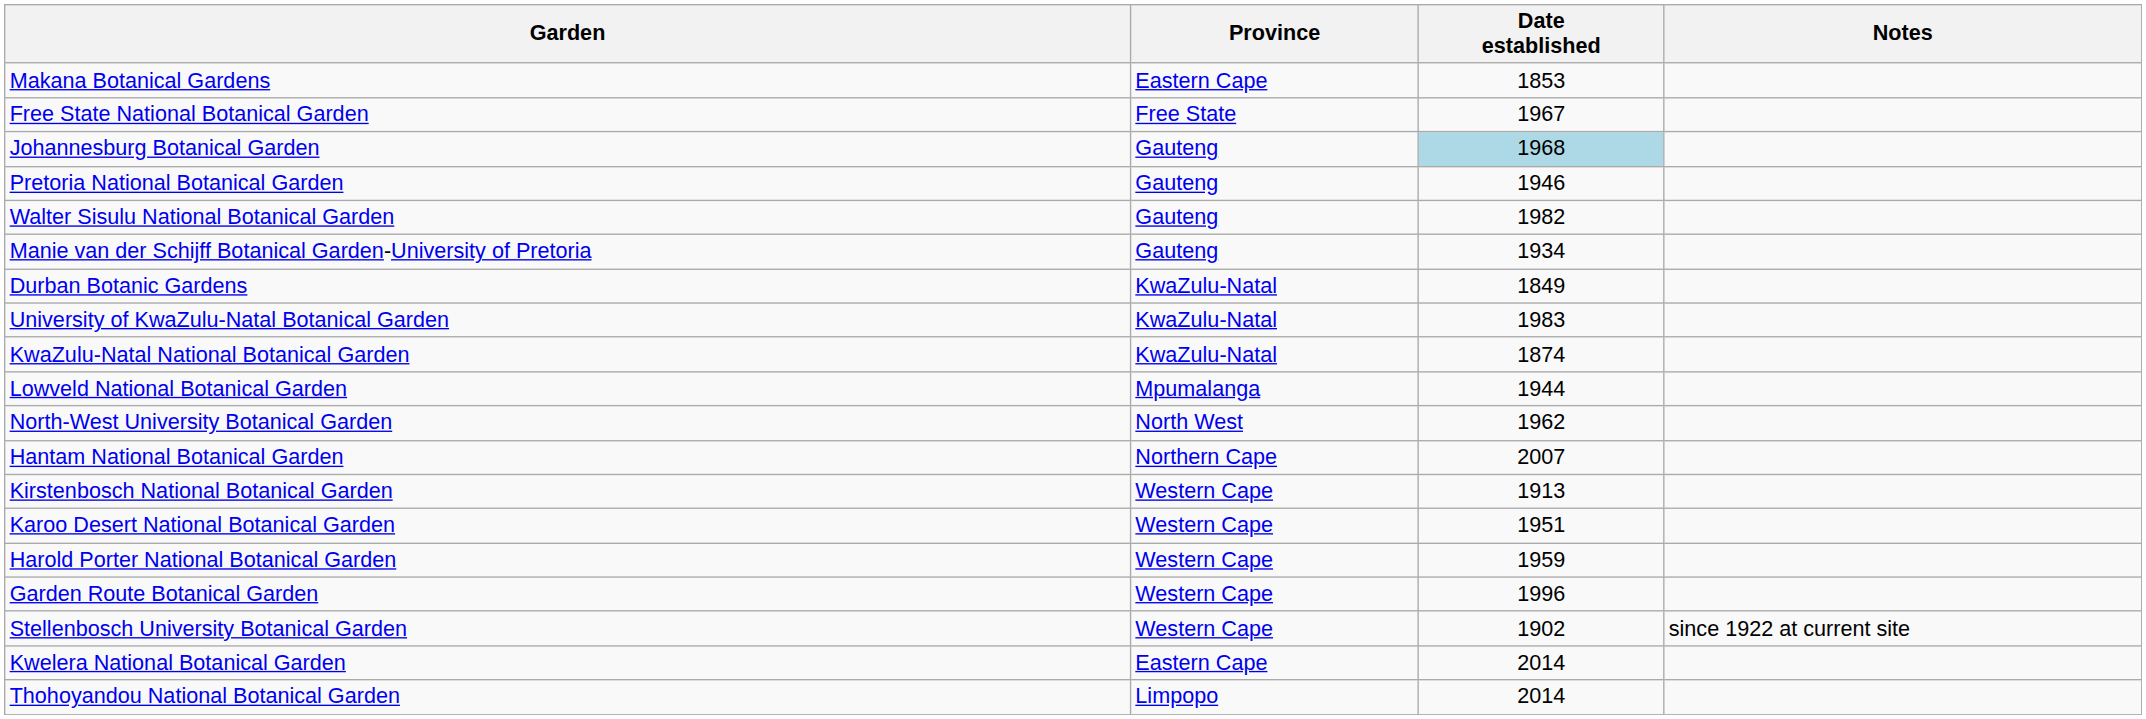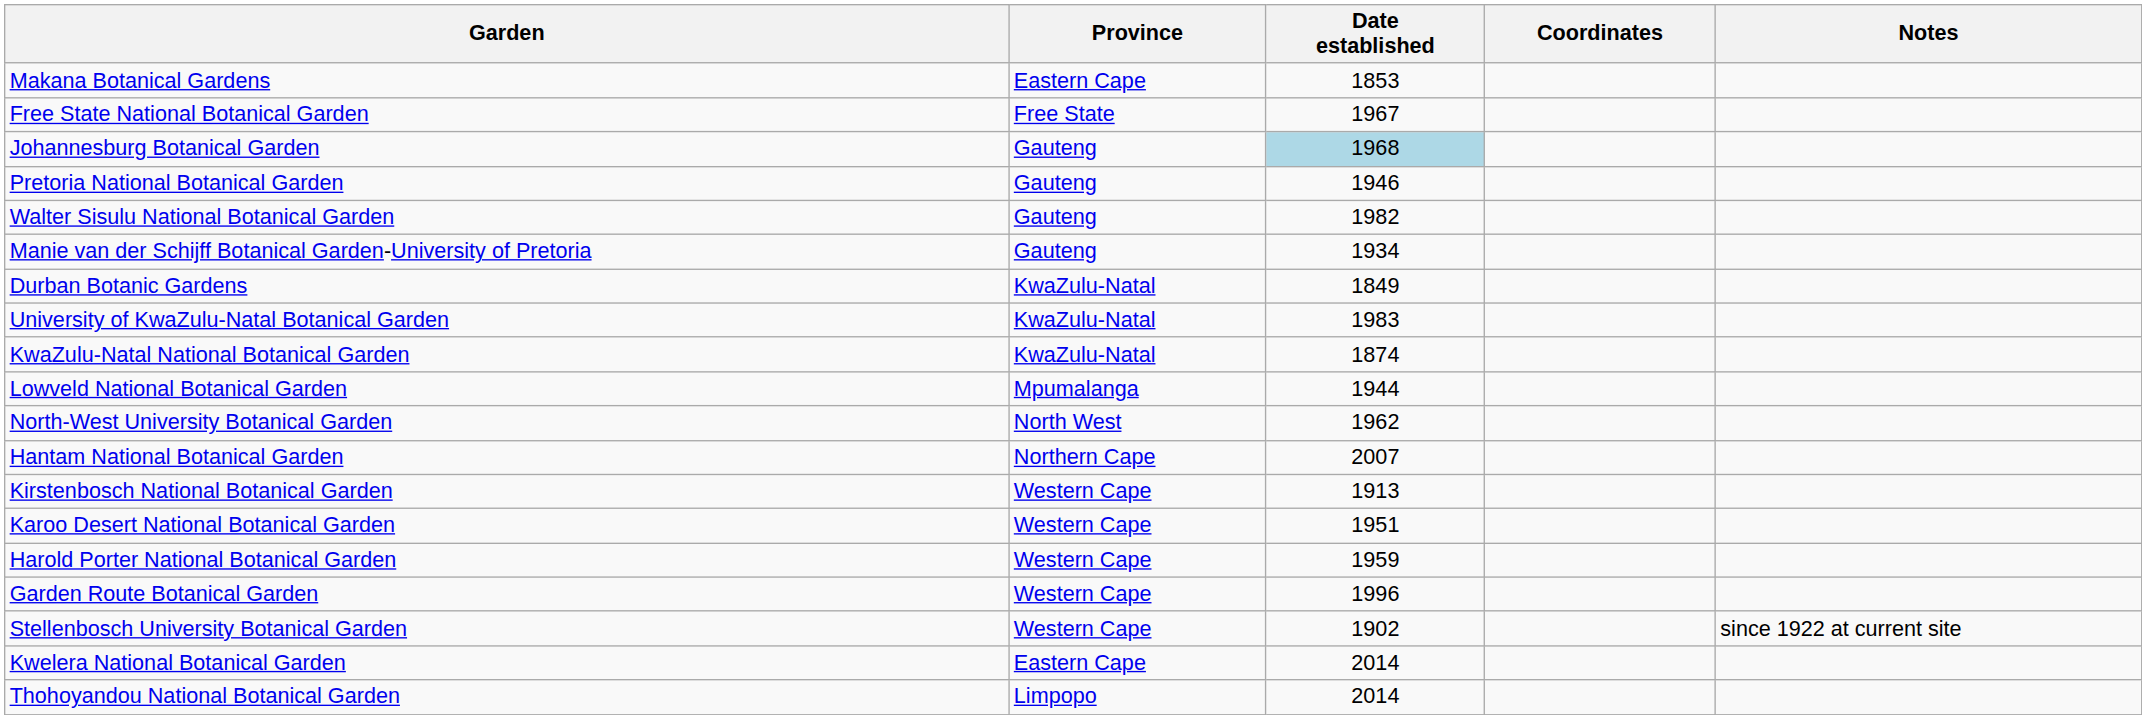+ column: (1600, 33)
